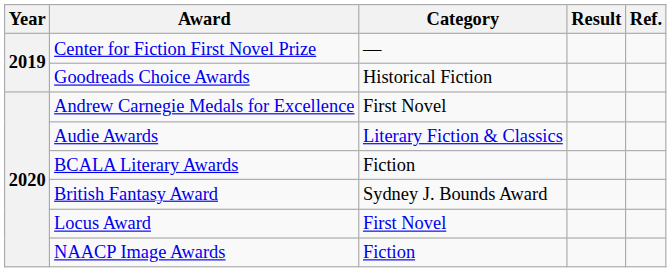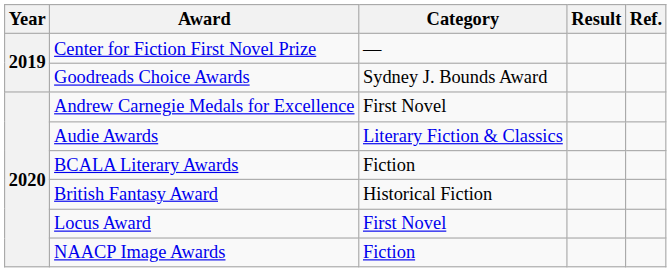(428, 77) Historical Fiction -> (455, 77) Sydney J. Bounds Award
(455, 194) Sydney J. Bounds Award -> (428, 194) Historical Fiction
